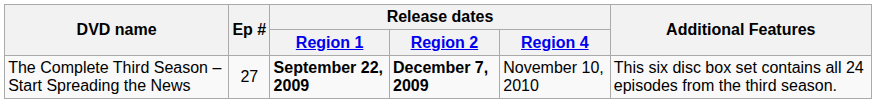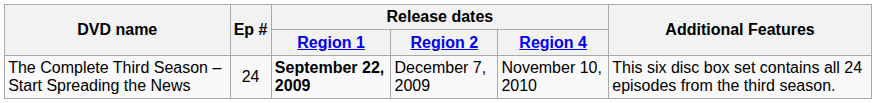(249, 76) 27 -> (251, 76) 24
(441, 76) bold -> (440, 76) normal
